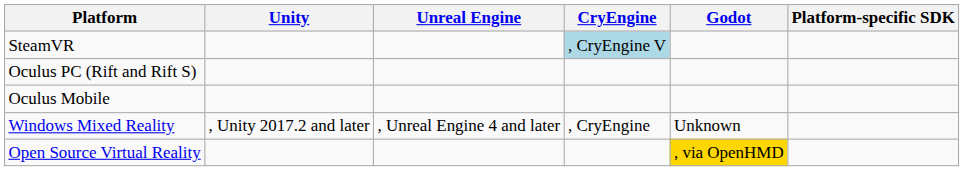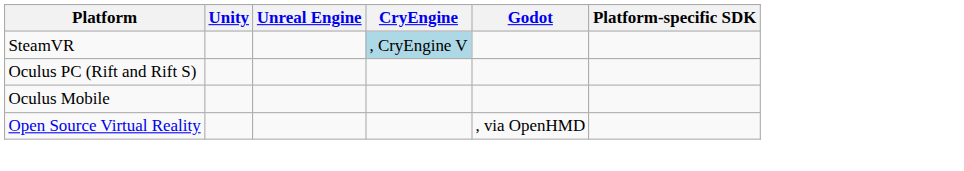- row: (91, 125)
(729, 152) gold background -> (530, 125) no background
